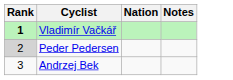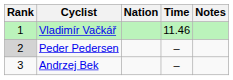+ column: (177, 13)
(20, 30) bold -> (20, 30) normal
